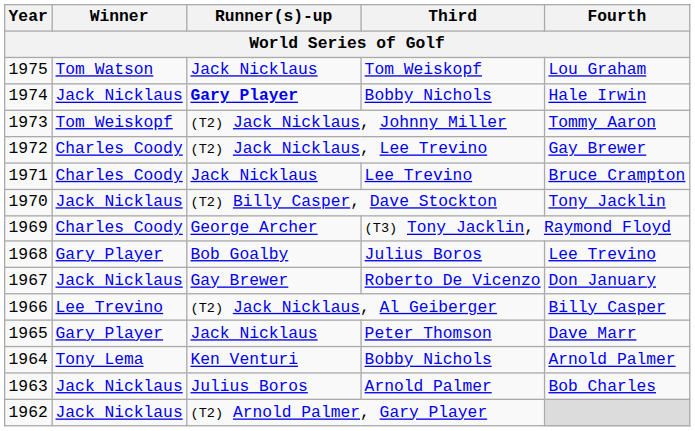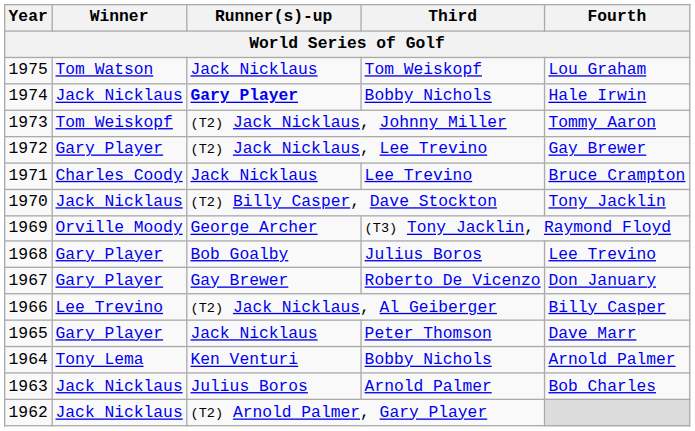(119, 150) Charles Coody -> (109, 150) Gary Player
(119, 229) Charles Coody -> (119, 229) Orville Moody
(119, 281) Jack Nicklaus -> (109, 281) Gary Player
